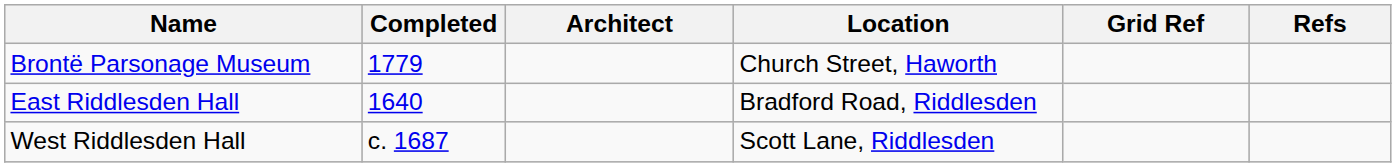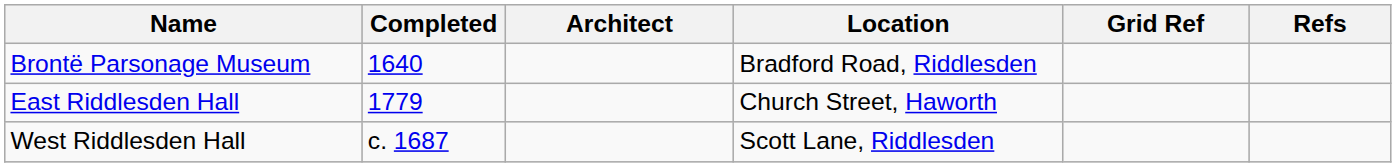(395, 63) 1779 -> (395, 63) 1640
(868, 63) Church Street, Haworth -> (888, 63) Bradford Road, Riddlesden
(395, 102) 1640 -> (395, 102) 1779
(888, 102) Bradford Road, Riddlesden -> (868, 102) Church Street, Haworth
